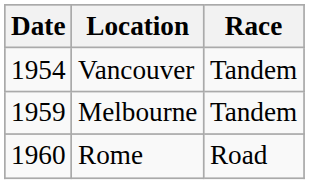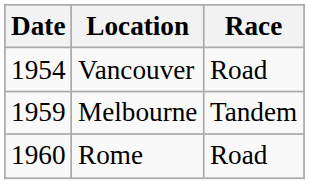(254, 69) Tandem -> (239, 69) Road
